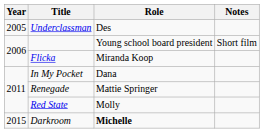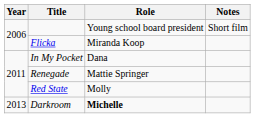- row: (61, 27)
(16, 120) 2015 -> (16, 105) 2013
